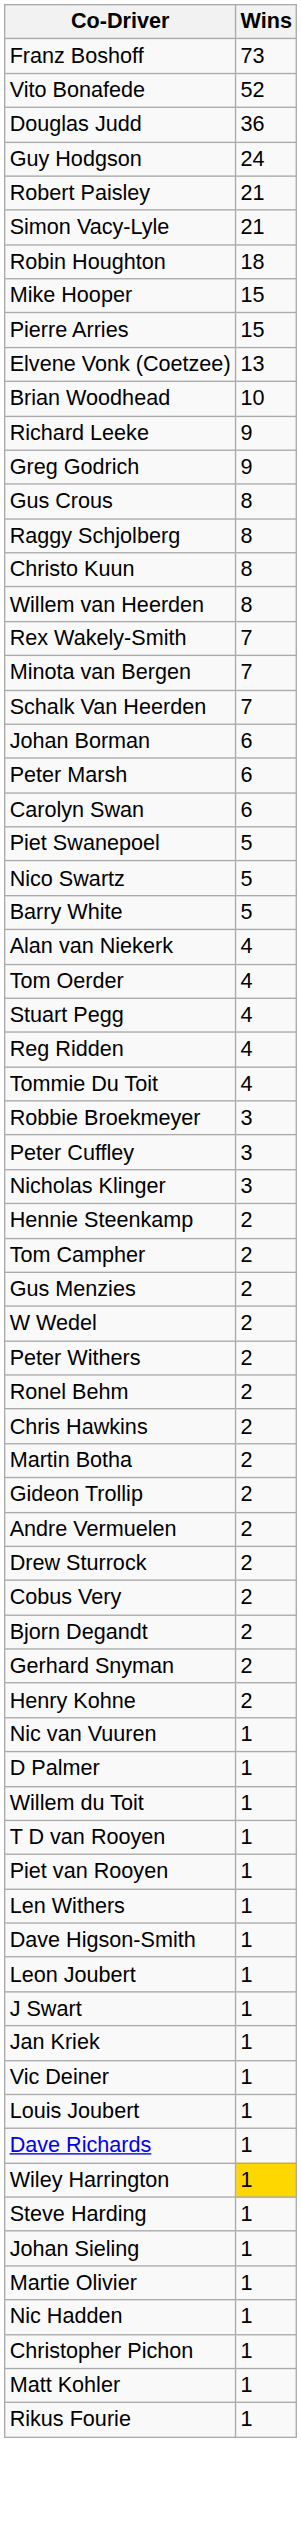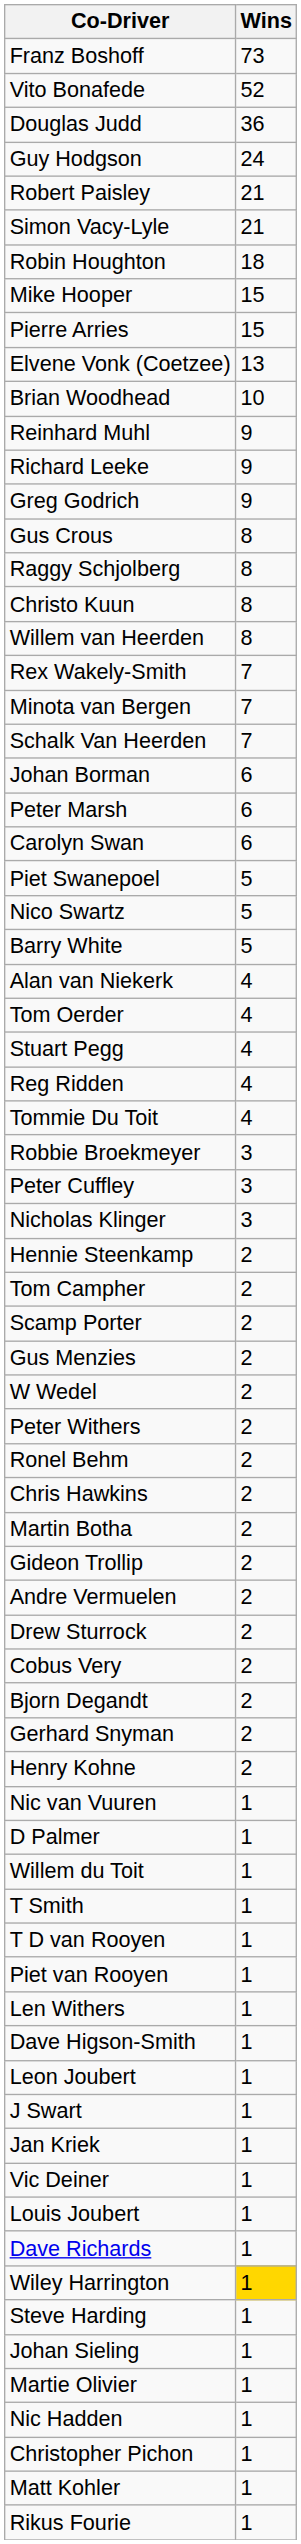+ row: (80, 432)
+ row: (76, 1323)
+ row: (47, 1905)
